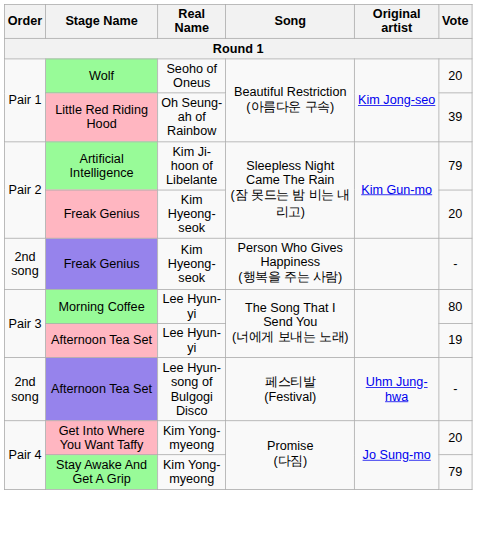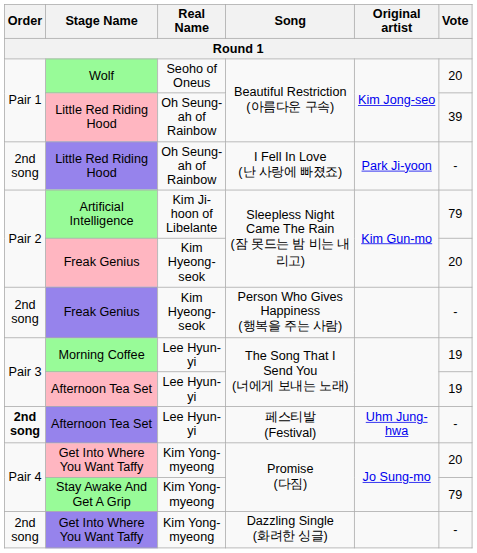+ row: (102, 165)
(455, 306) 80 -> (455, 355) 19
(25, 389) normal -> (25, 424) bold
(192, 389) Lee Hyun-song of Bulgogi Disco -> (192, 424) Lee Hyun-yi
+ row: (102, 529)
